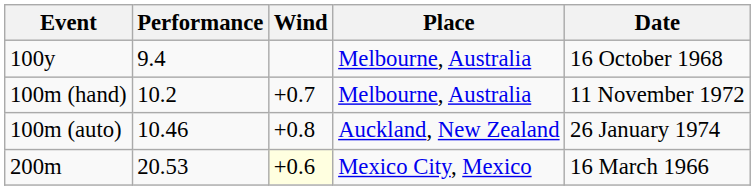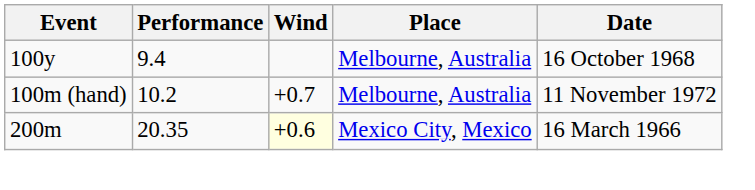- row: (66, 130)
(163, 166) 20.53 -> (163, 130) 20.35
